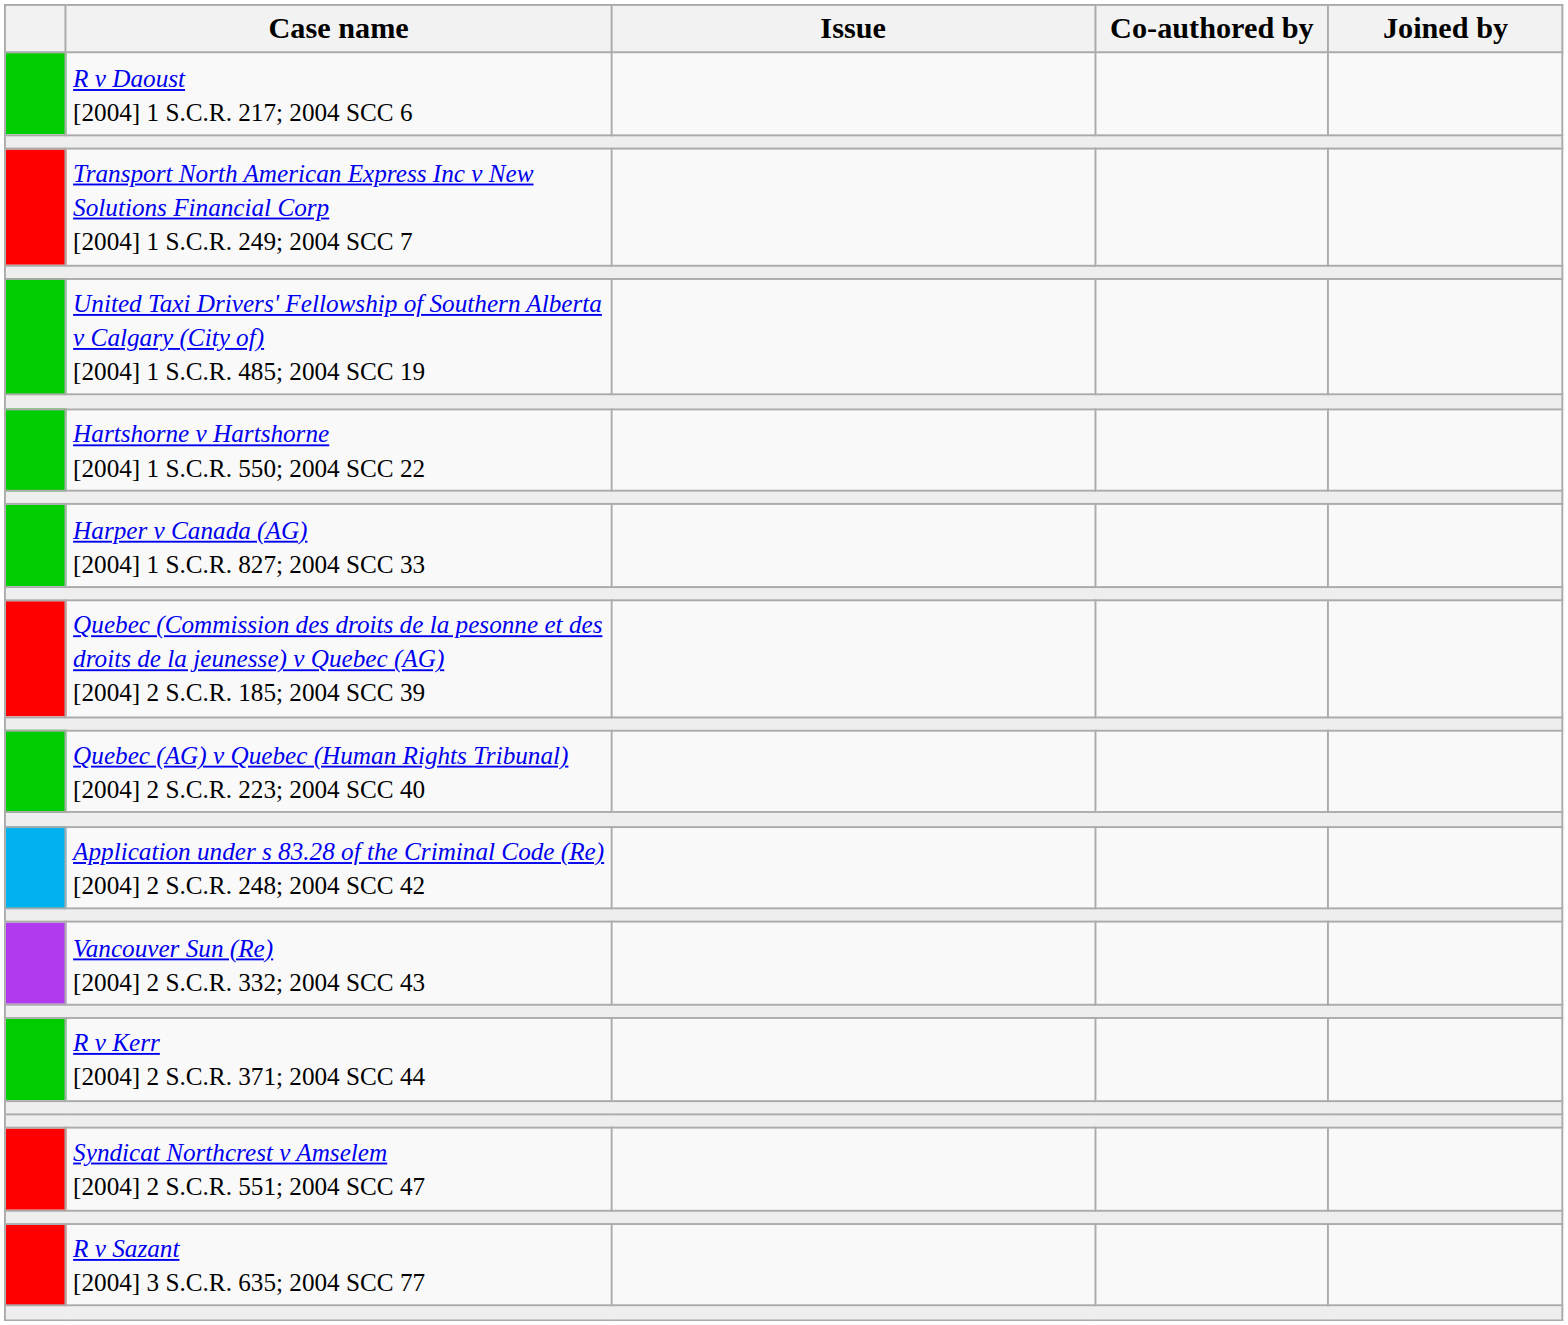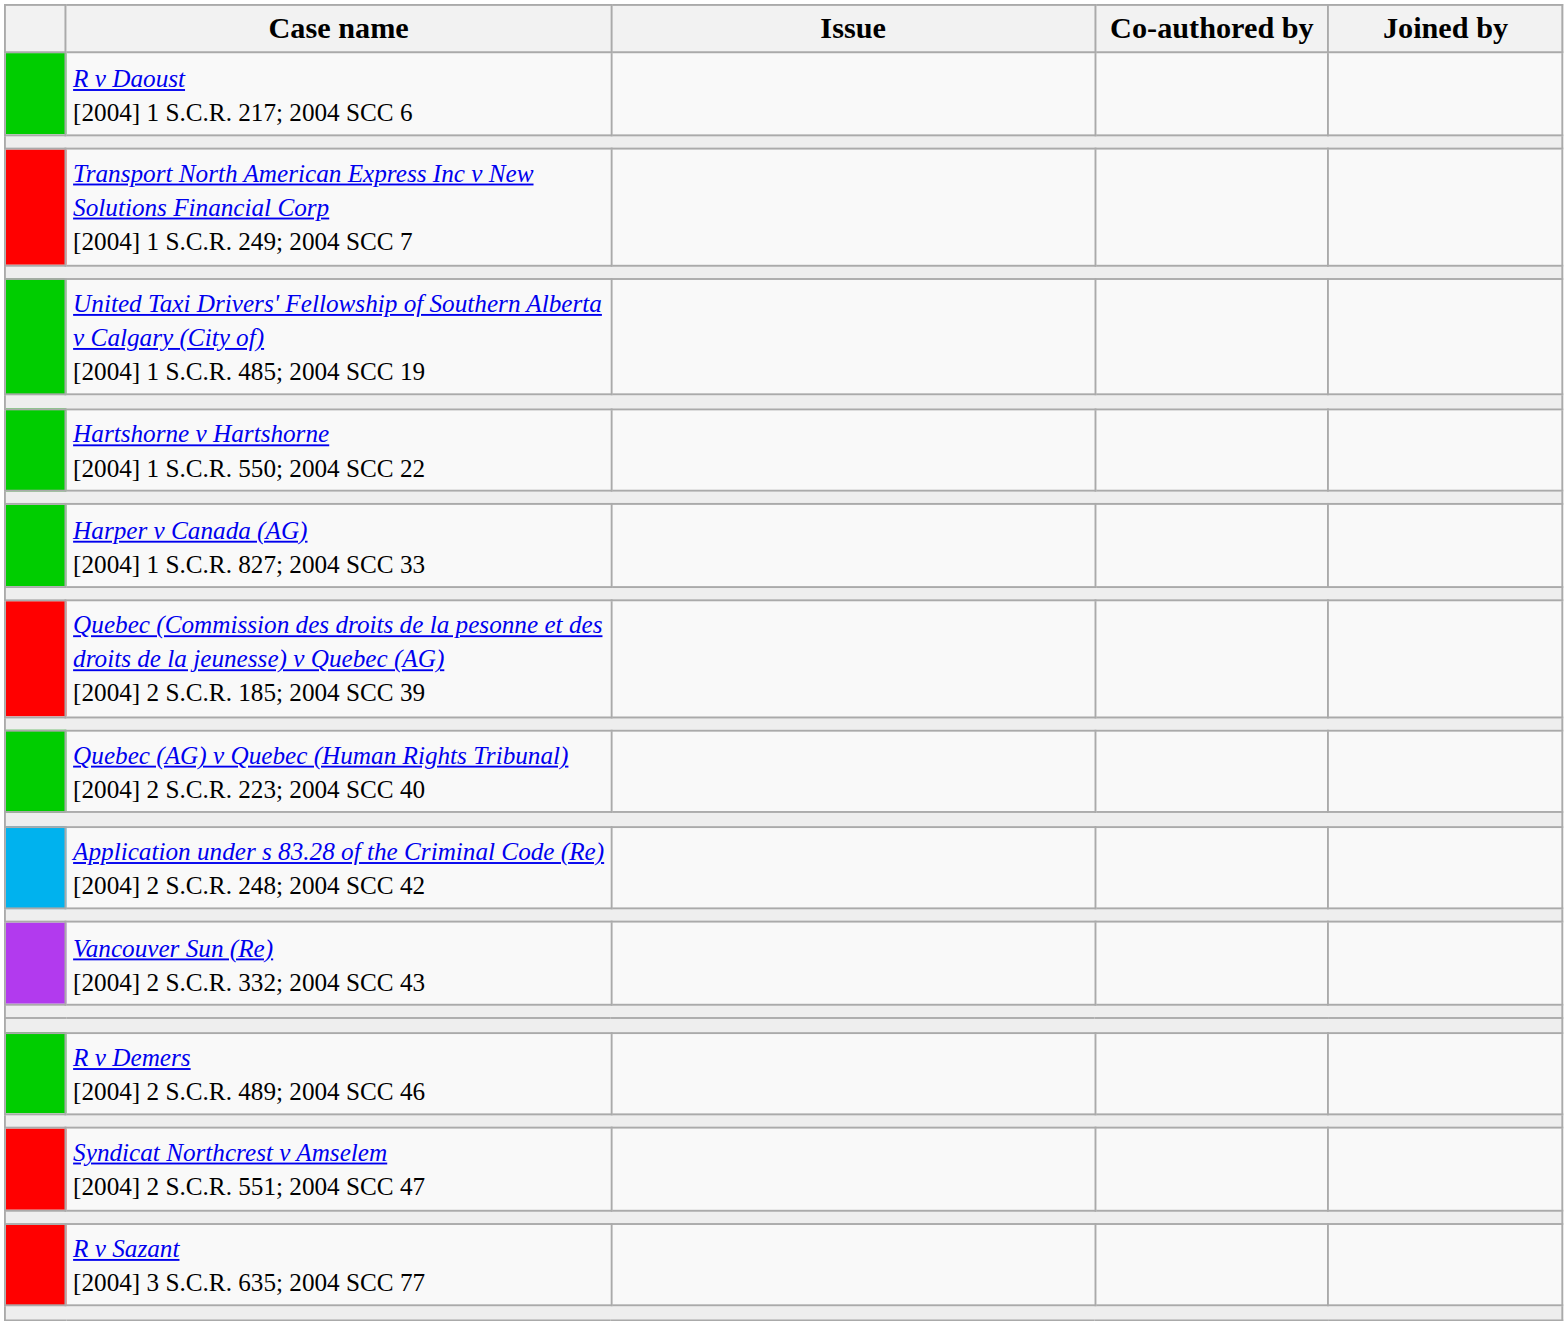- row: (36, 1059)
+ row: (36, 1073)
